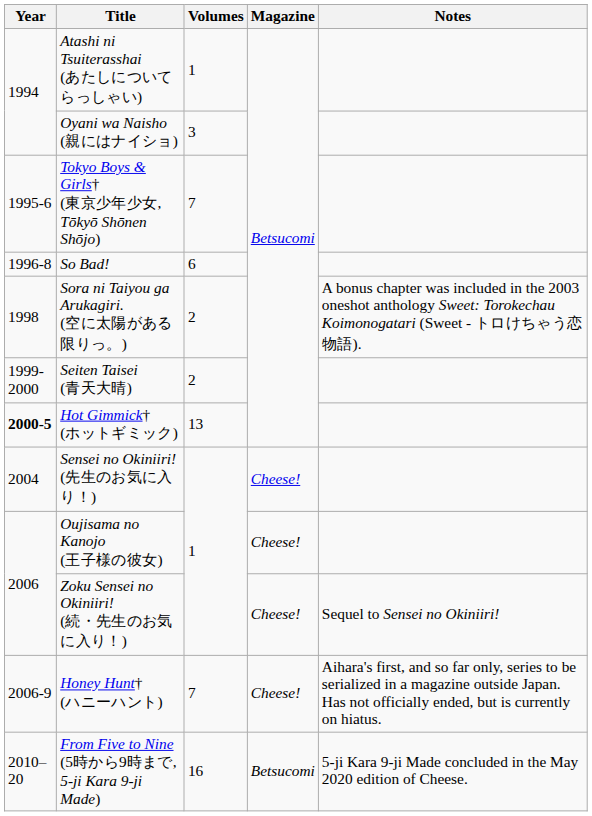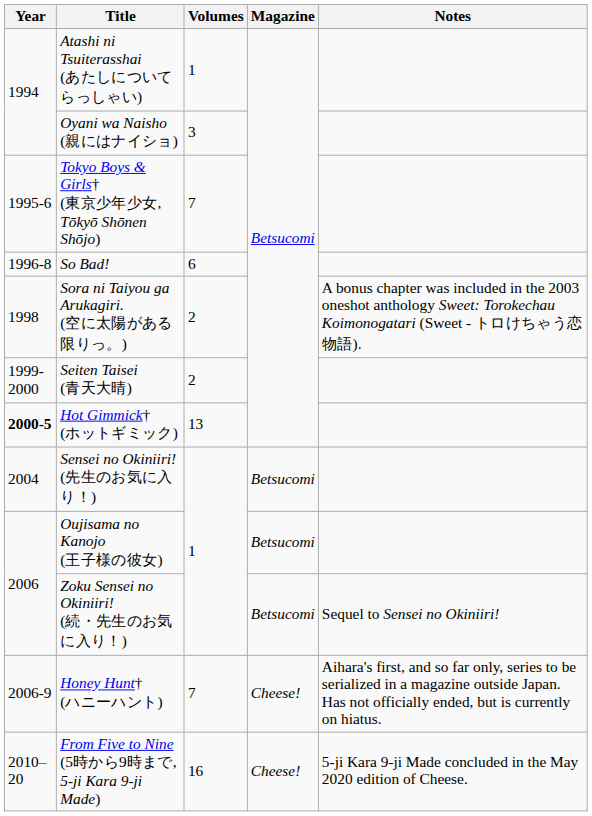(276, 479) Cheese! -> (283, 479) Betsucomi
(276, 542) Cheese! -> (283, 542) Betsucomi
(276, 614) Cheese! -> (283, 614) Betsucomi
(283, 771) Betsucomi -> (276, 771) Cheese!
